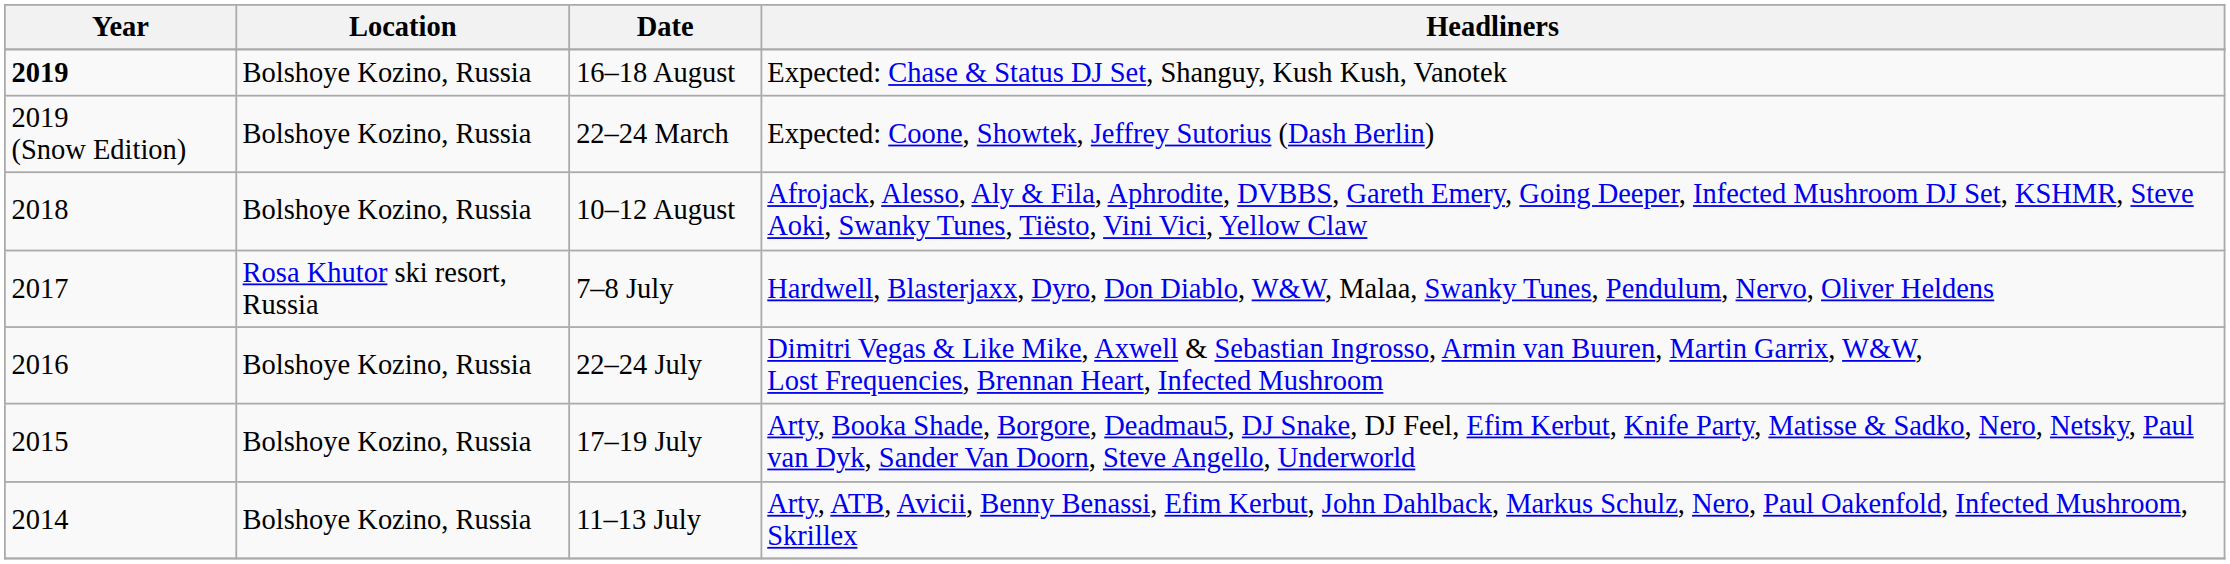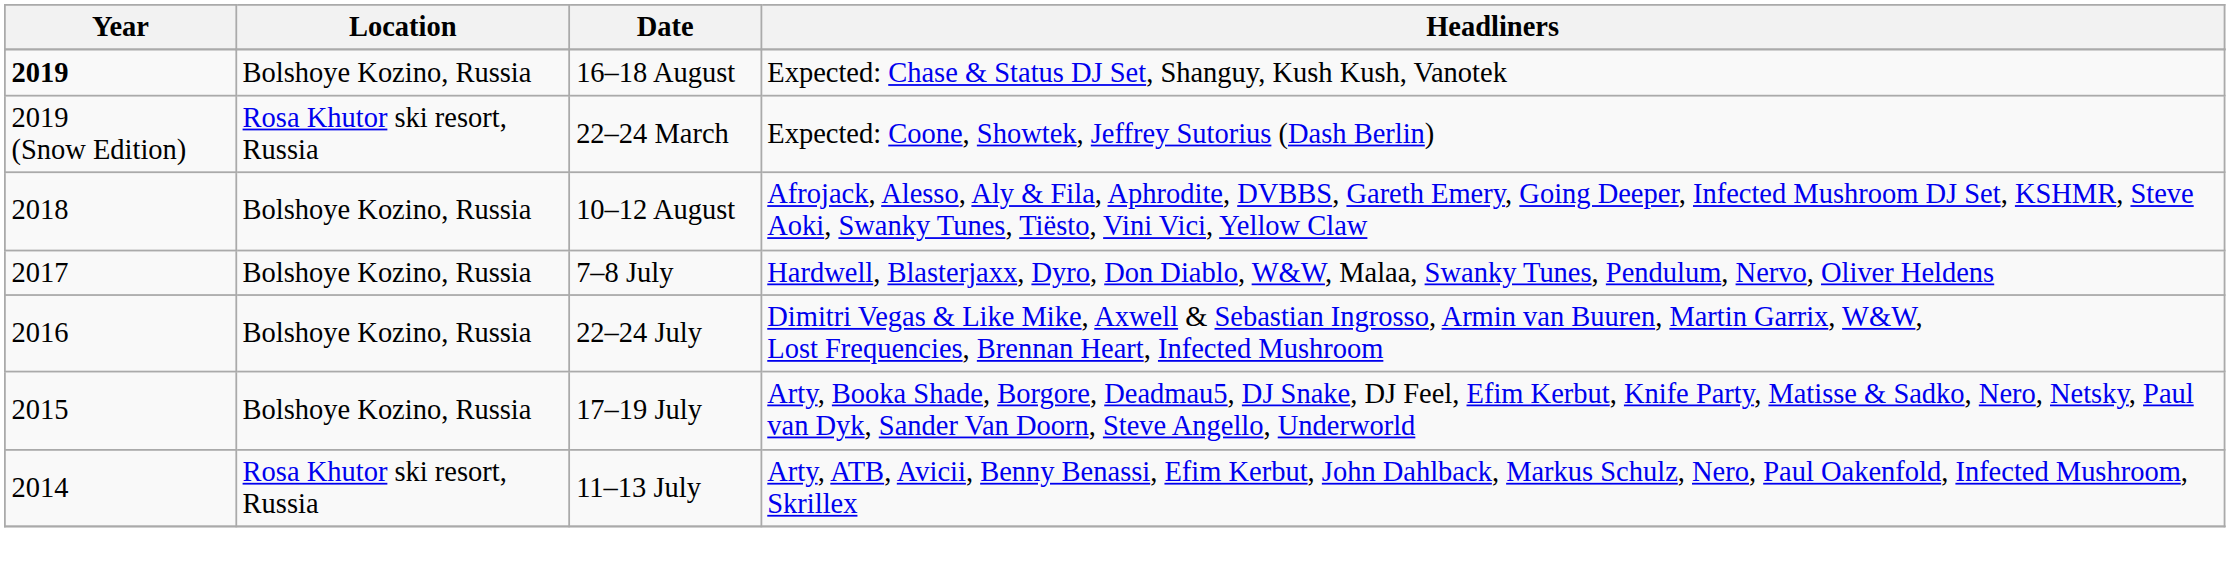(387, 133) Bolshoye Kozino, Russia -> (375, 133) Rosa Khutor ski resort, Russia
(375, 287) Rosa Khutor ski resort, Russia -> (387, 271) Bolshoye Kozino, Russia
(387, 519) Bolshoye Kozino, Russia -> (375, 487) Rosa Khutor ski resort, Russia
